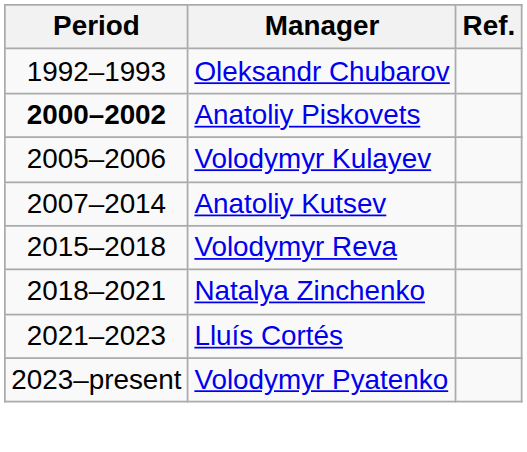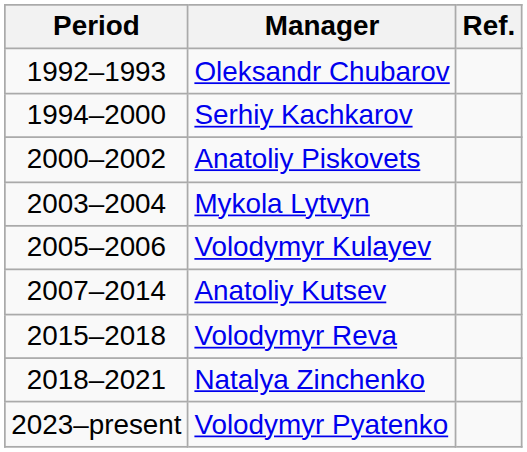+ row: (303, 114)
(96, 114) bold -> (96, 159) normal
+ row: (282, 203)
- row: (269, 335)
